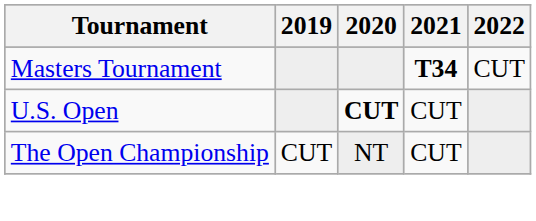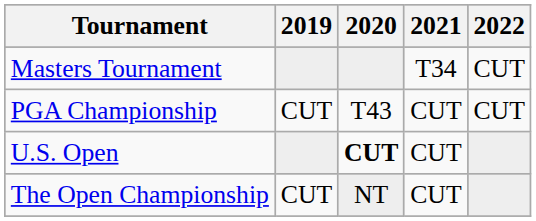(436, 68) bold -> (436, 68) normal
+ row: (114, 110)
